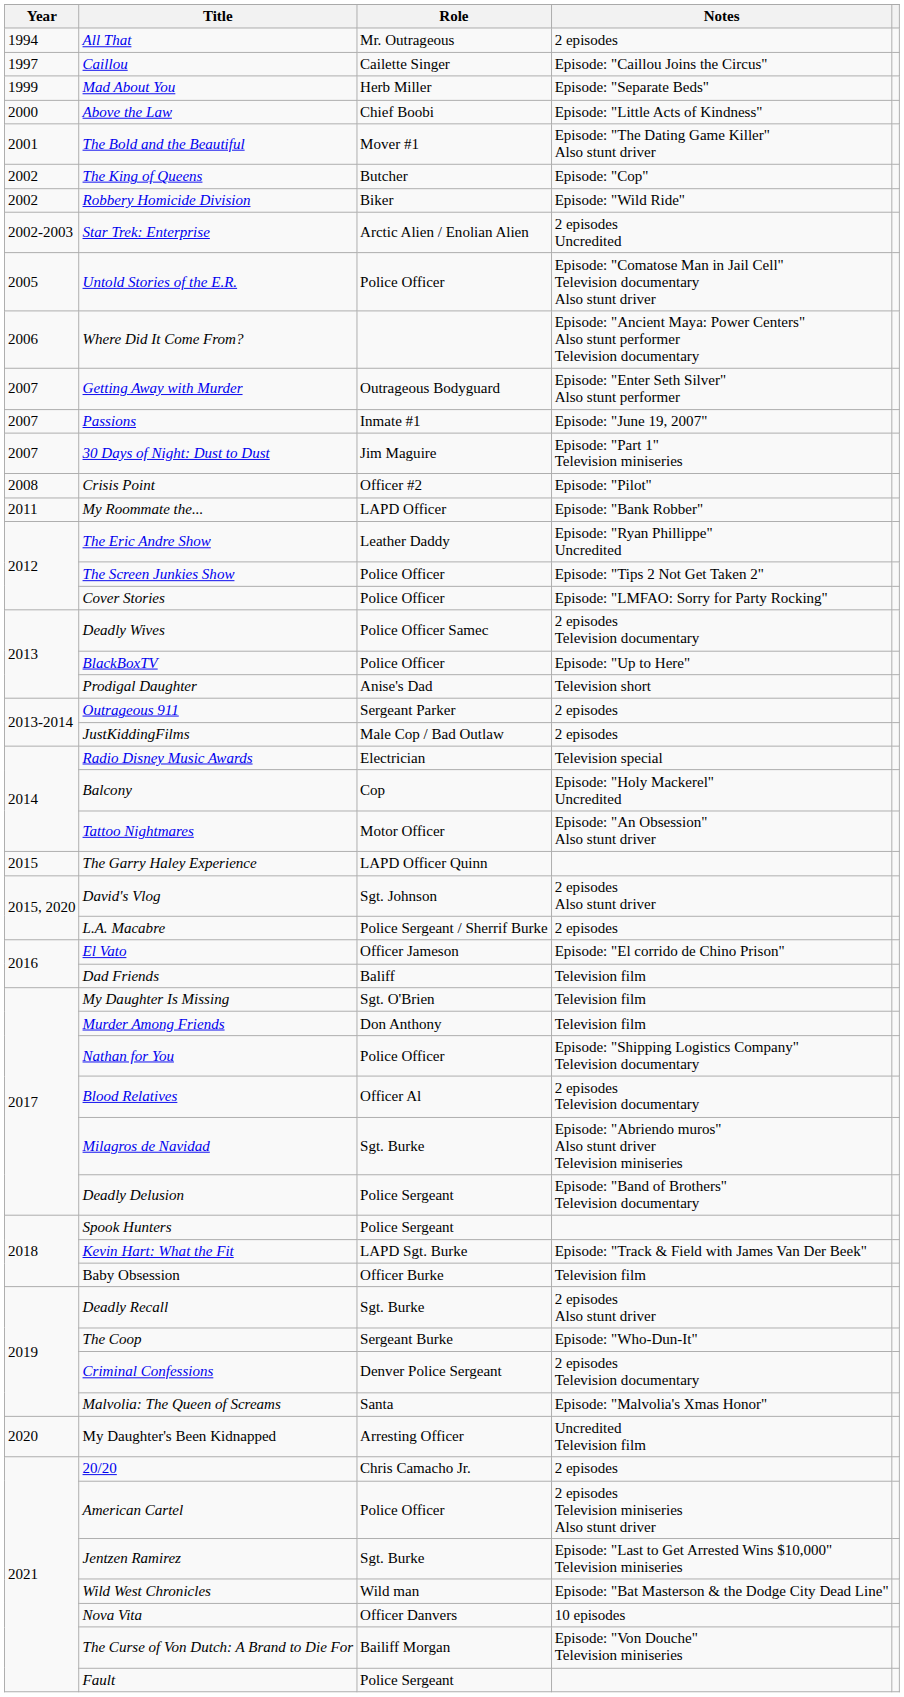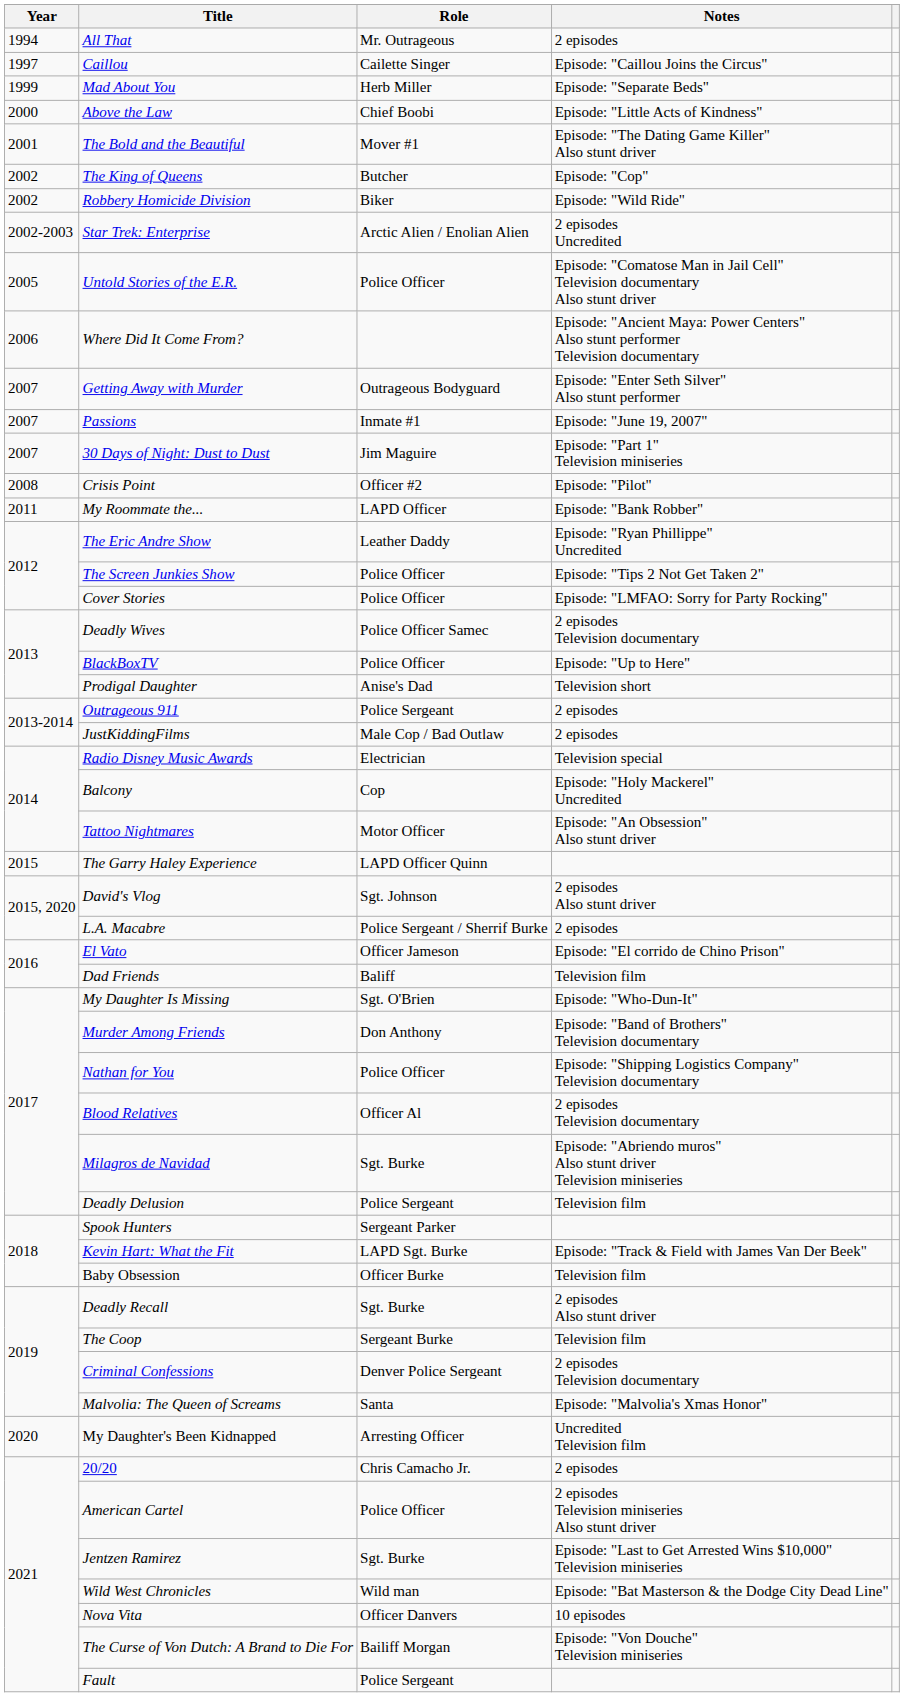(408, 710) Sergeant Parker -> (407, 710) Police Sergeant
(600, 999) Television film -> (626, 999) Episode: "Who-Dun-It"
(600, 1023) Television film -> (641, 1031) Episode: "Band of Brothers" Television documentary
(641, 1195) Episode: "Band of Brothers" Television documentary -> (600, 1203) Television film
(407, 1227) Police Sergeant -> (408, 1227) Sergeant Parker
(626, 1339) Episode: "Who-Dun-It" -> (600, 1339) Television film
